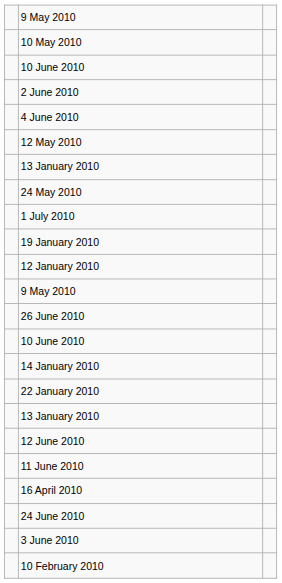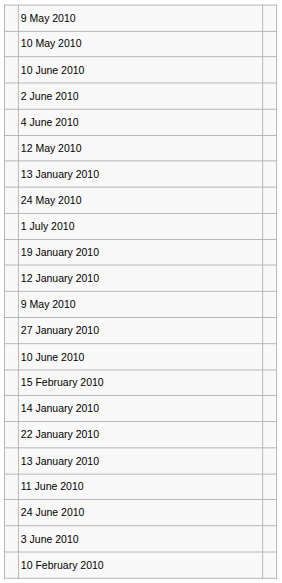- row: (11, 316)
+ row: (11, 331)
+ row: (11, 383)
- row: (11, 441)
- row: (11, 491)
